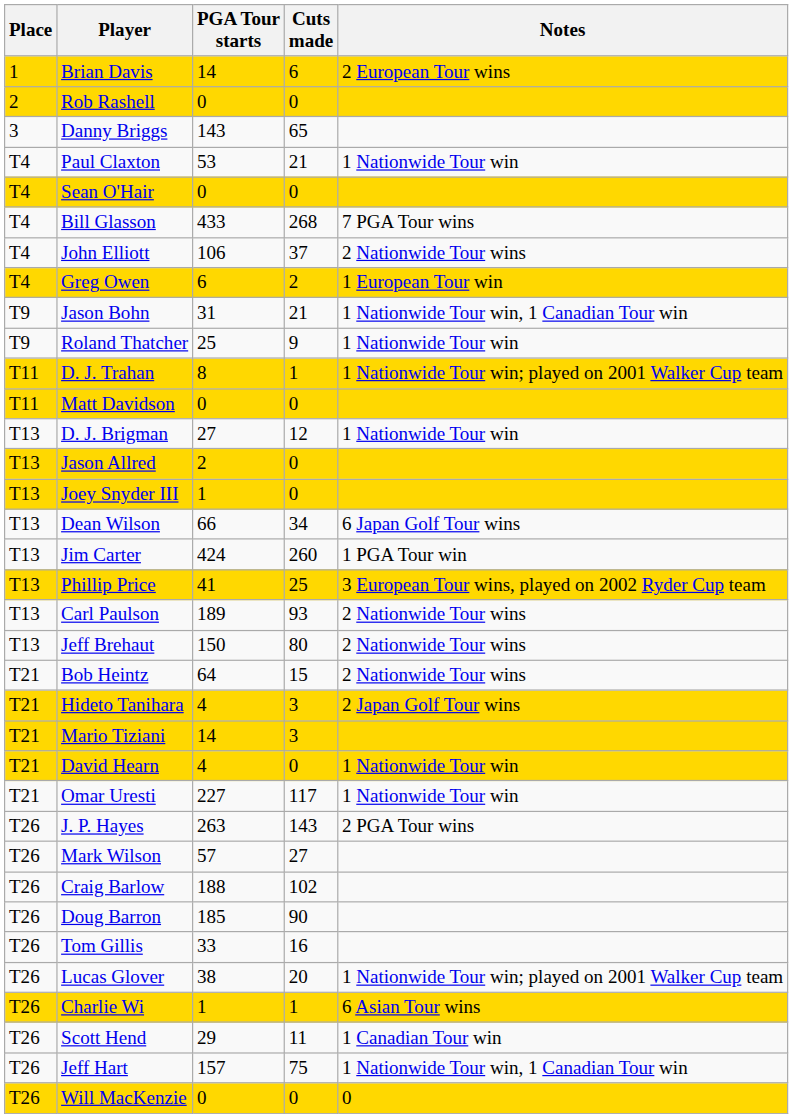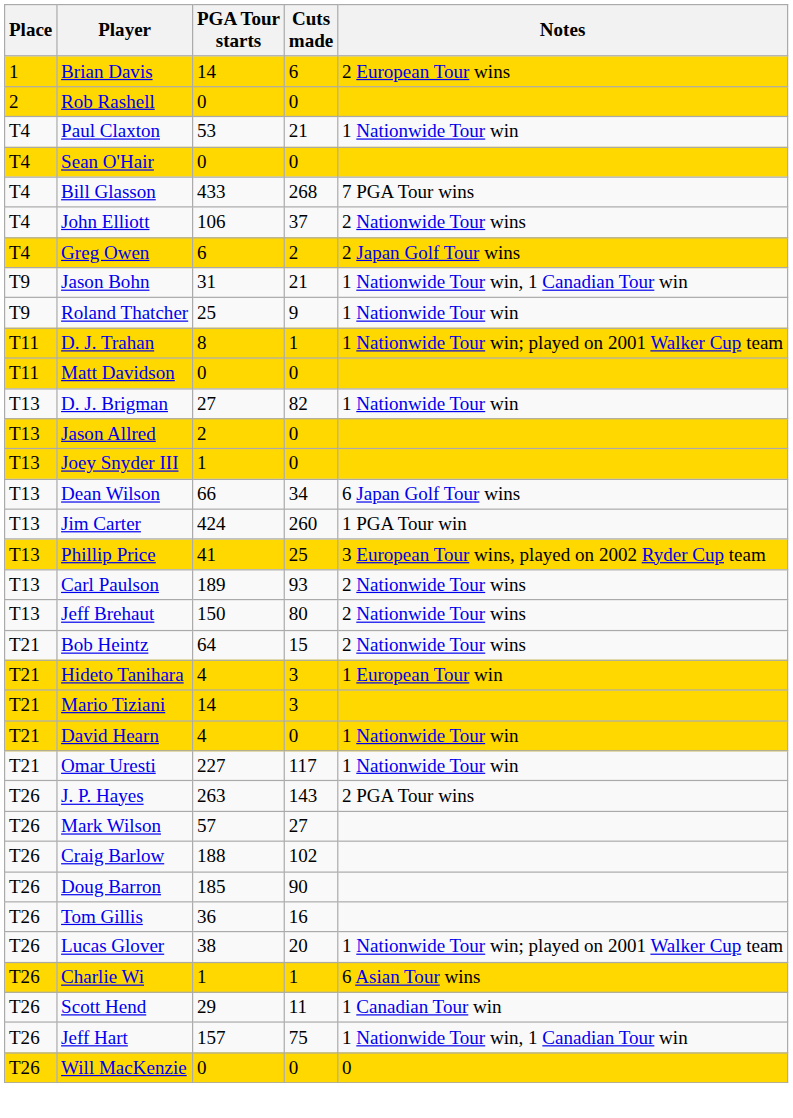- row: (114, 131)
(422, 282) 1 European Tour win -> (431, 252) 2 Japan Golf Tour wins
(298, 433) 12 -> (298, 403) 82
(431, 705) 2 Japan Golf Tour wins -> (422, 675) 1 European Tour win
(206, 946) 33 -> (206, 916) 36
